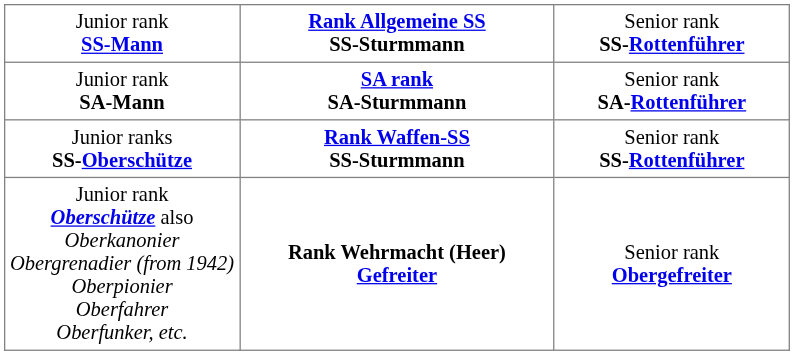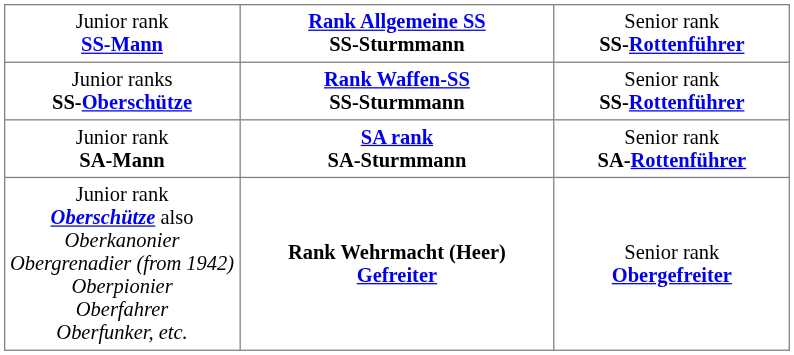rows swapped: (122, 148) <-> (122, 90)
